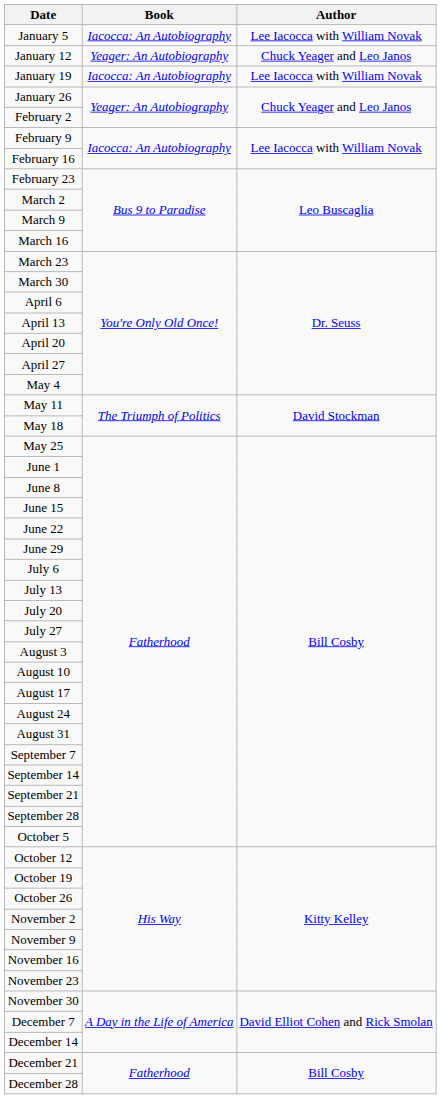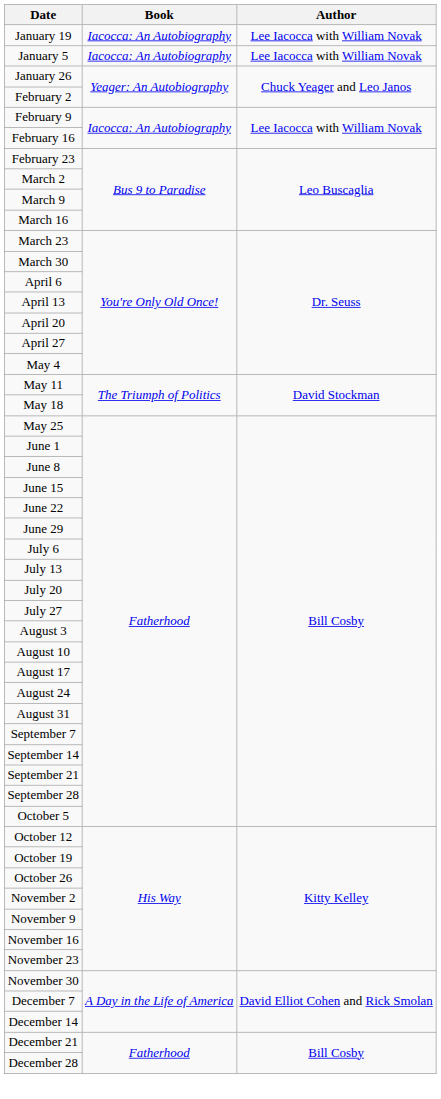rows swapped: (43, 35) <-> (43, 76)
- row: (43, 55)
